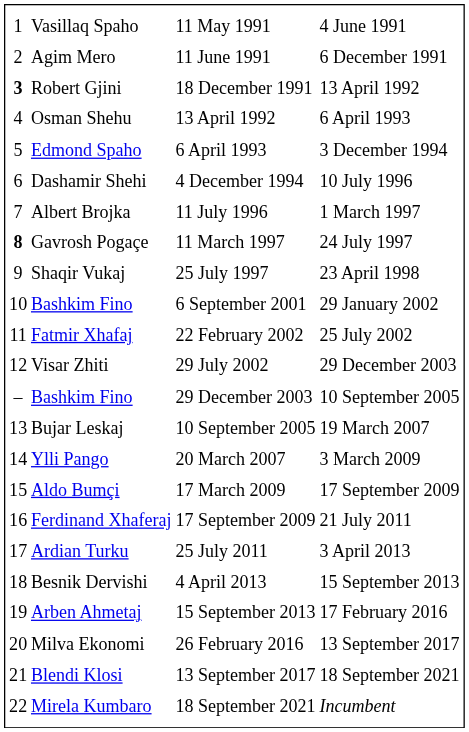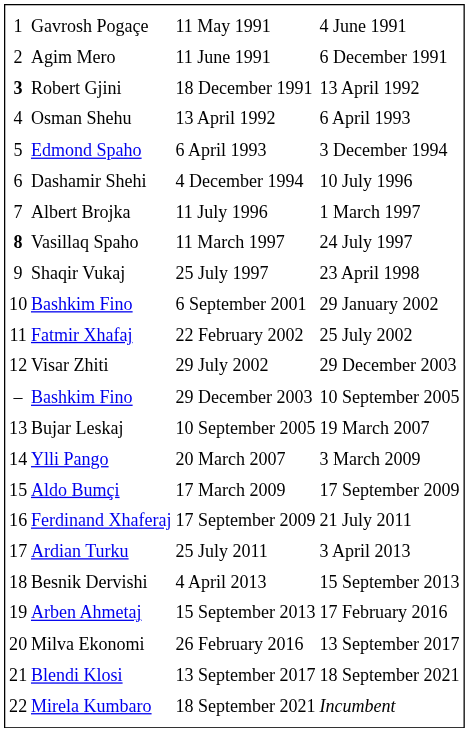(85, 26) Vasillaq Spaho -> (90, 26) Gavrosh Pogaçe
(90, 242) Gavrosh Pogaçe -> (85, 242) Vasillaq Spaho
